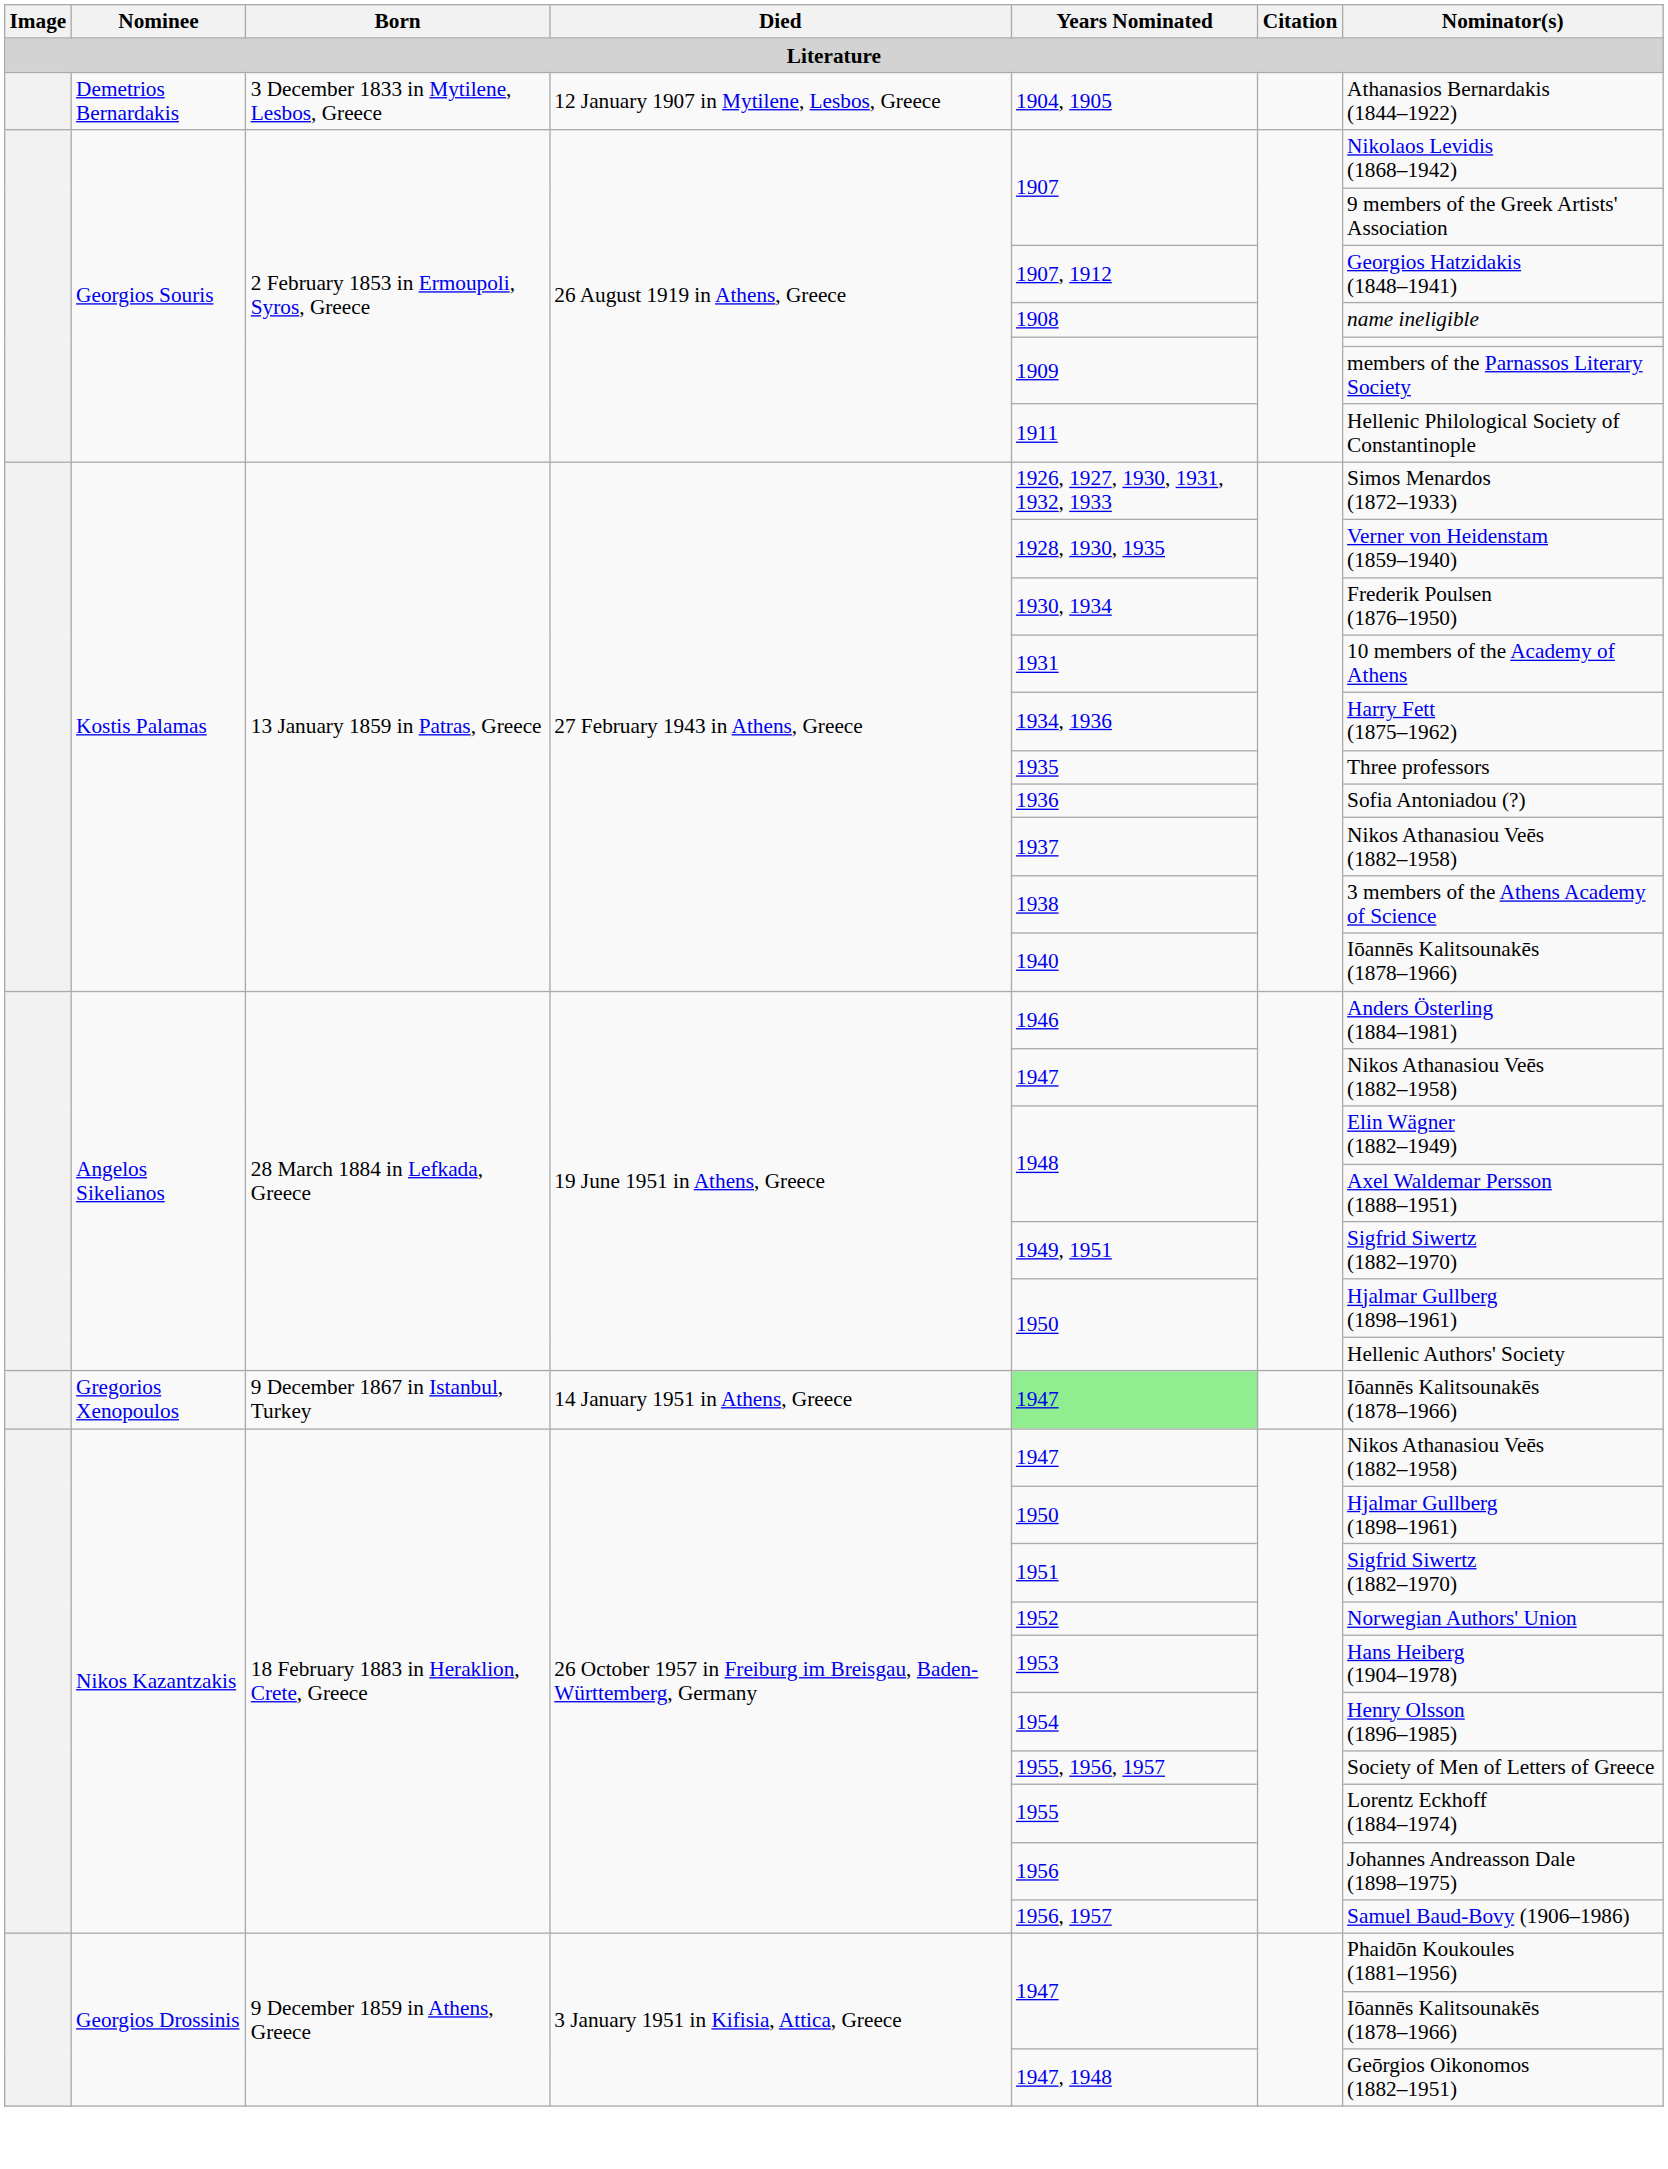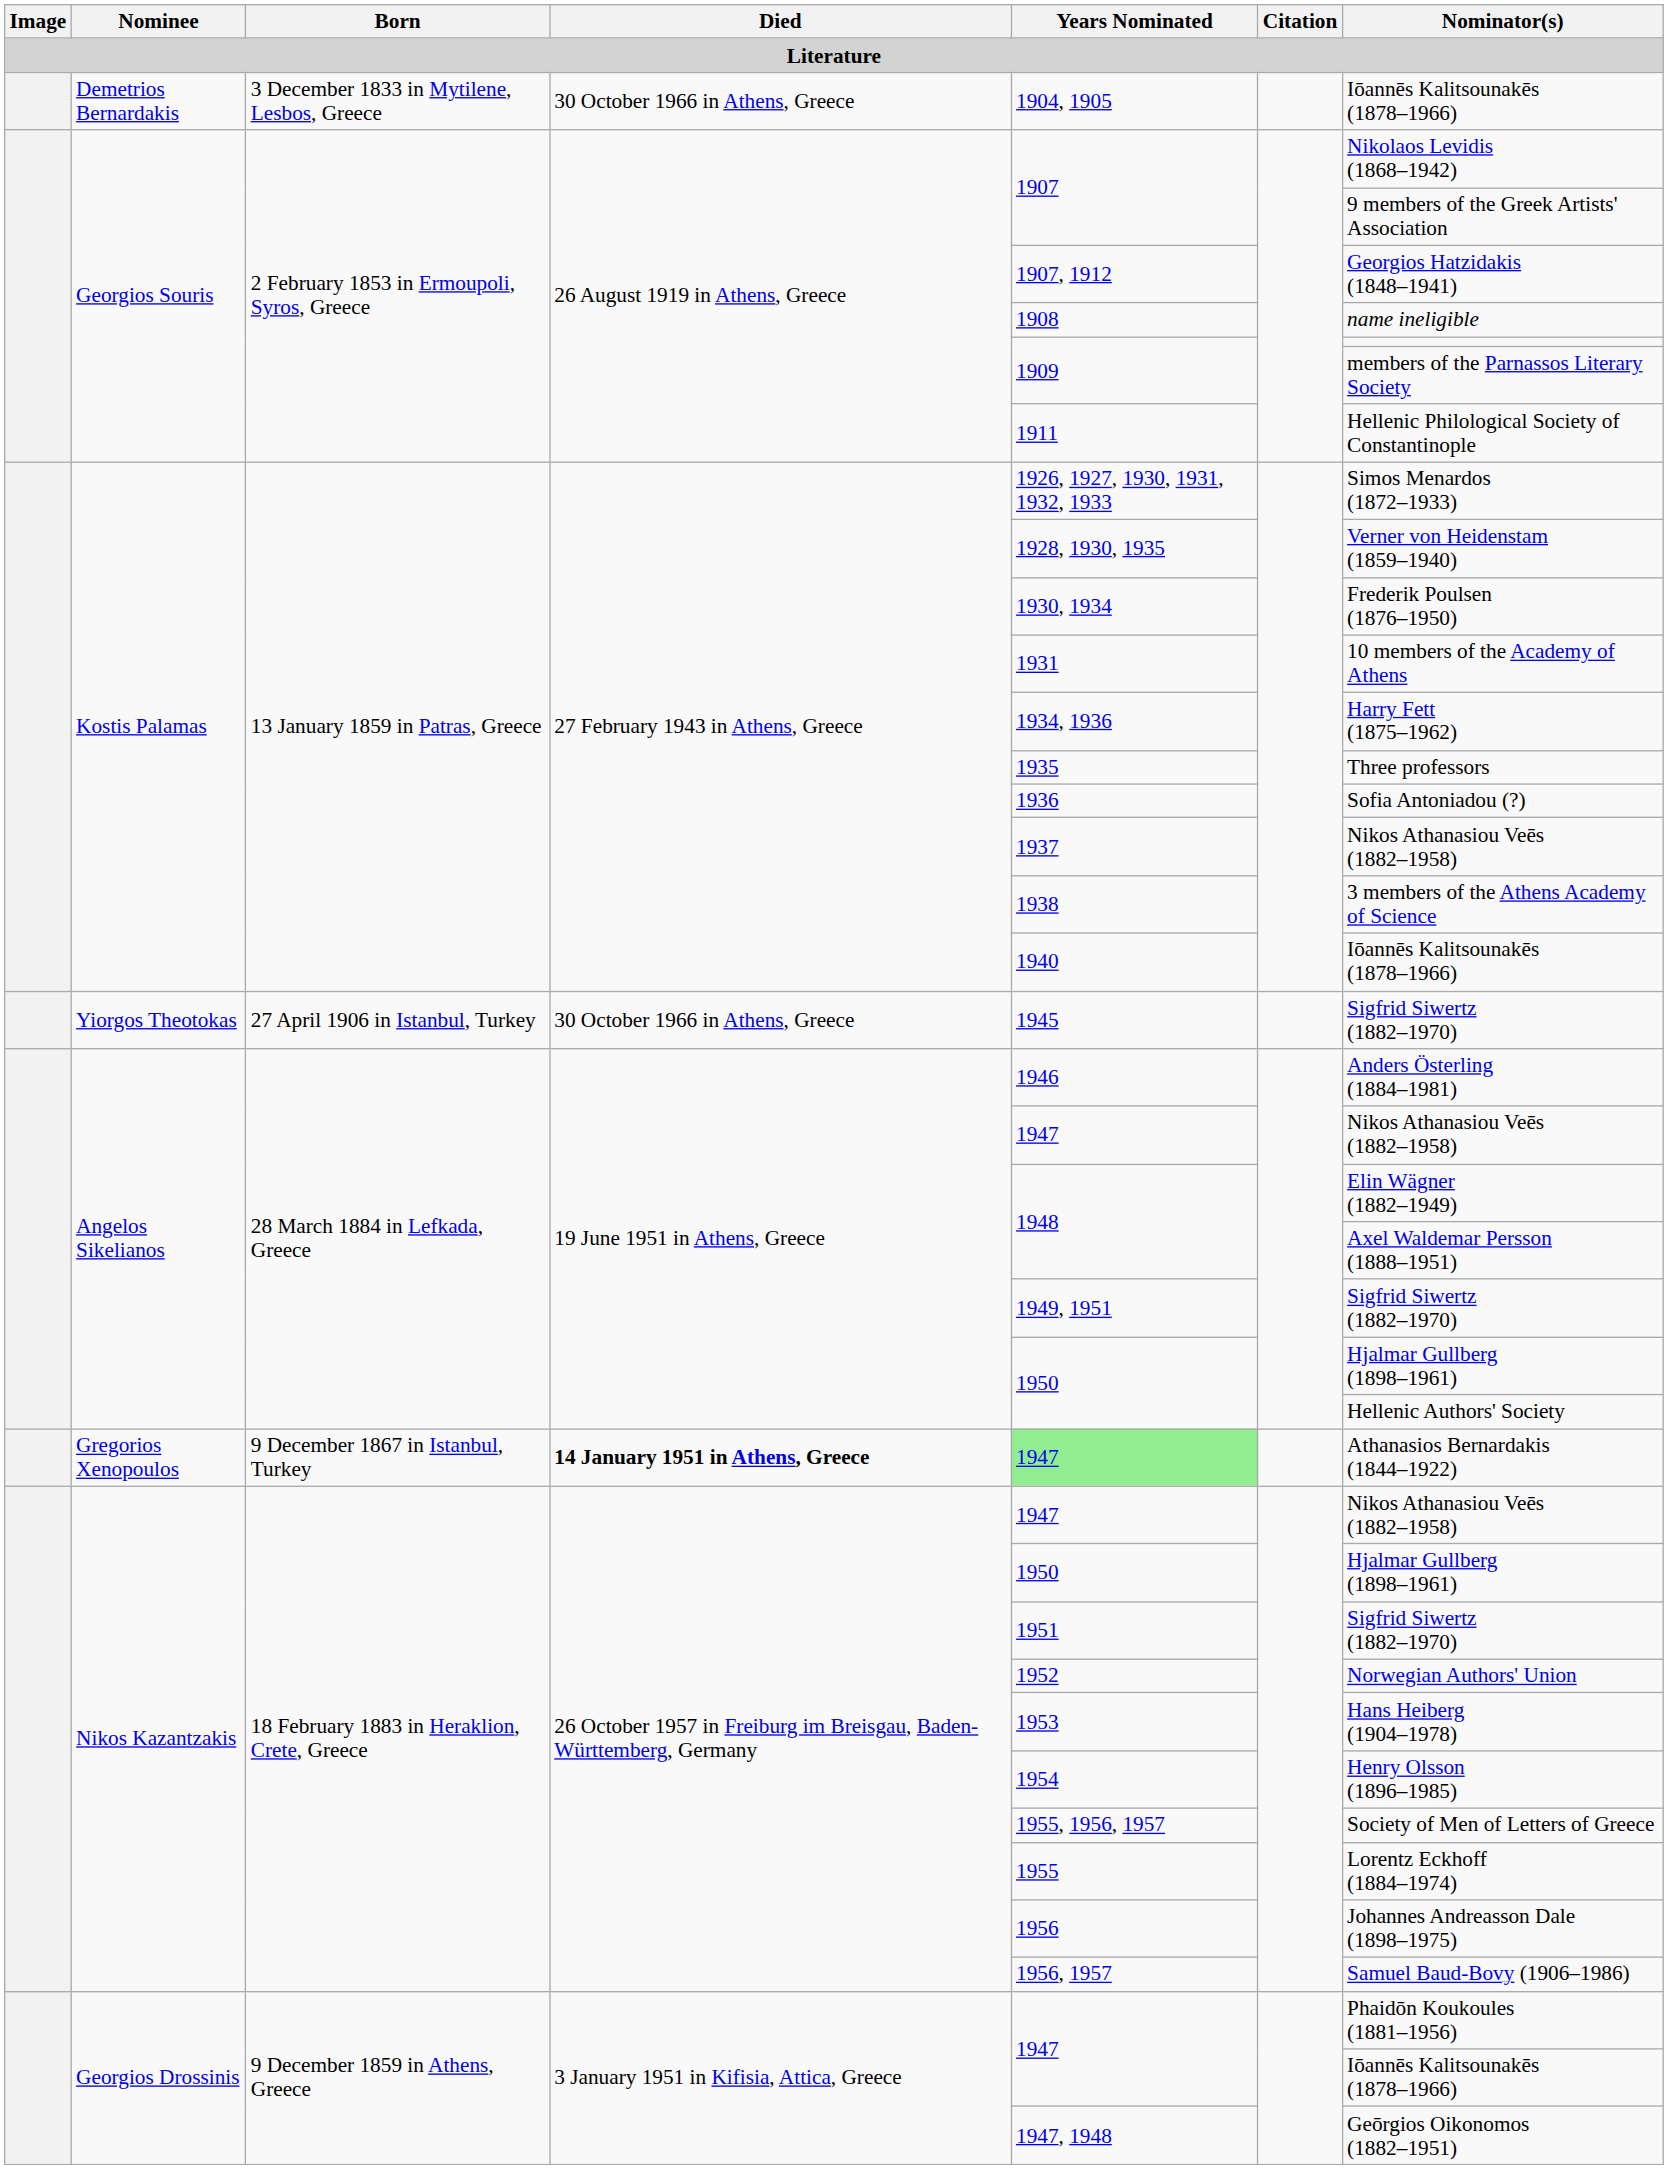(747, 100) 12 January 1907 in Mytilene, Lesbos, Greece -> (704, 100) 30 October 1966 in Athens, Greece
(1448, 100) Athanasios Bernardakis (1844–1922) -> (1443, 100) Iōannēs Kalitsounakēs (1878–1966)
+ row: (156, 1019)
(703, 1399) normal -> (712, 1457) bold
(1443, 1399) Iōannēs Kalitsounakēs (1878–1966) -> (1448, 1457) Athanasios Bernardakis (1844–1922)
